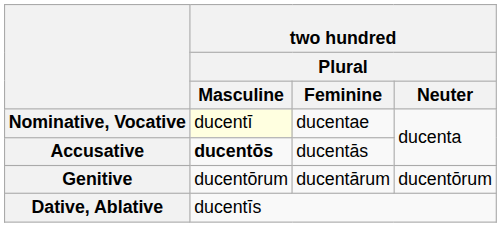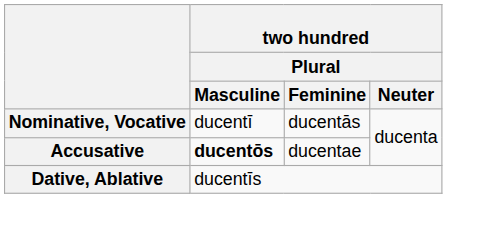(223, 123) lightyellow background -> (223, 123) no background
(333, 123) ducentae -> (324, 123) ducentās
(332, 151) ducentās -> (325, 151) ducentae
- row: (97, 179)
